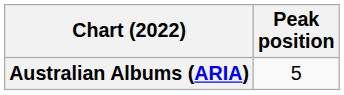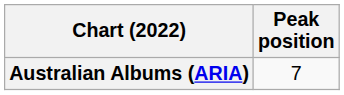(296, 73) 5 -> (296, 73) 7
